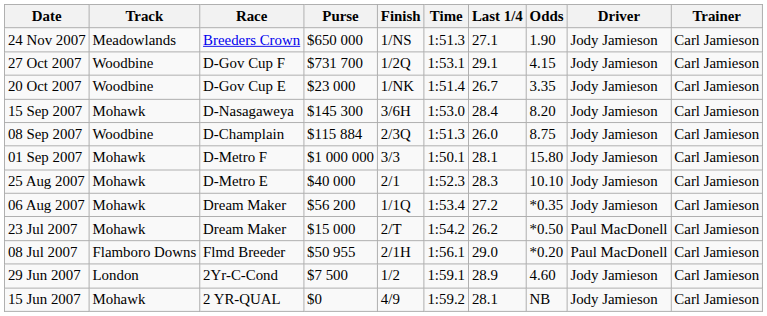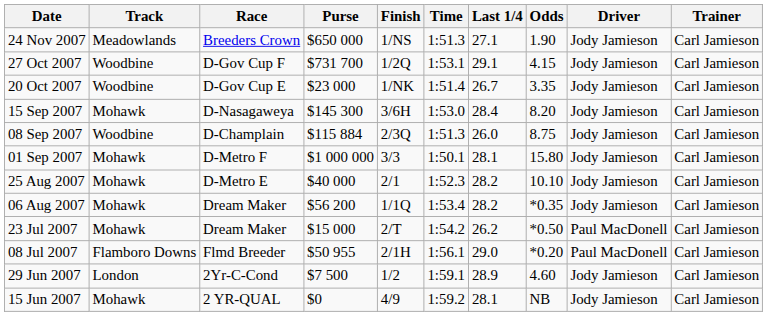(485, 181) 28.3 -> (485, 181) 28.2
(485, 205) 27.2 -> (485, 205) 28.2
